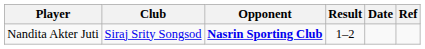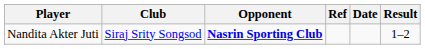columns swapped: (345, 14) <-> (408, 14)
